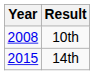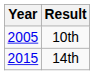(23, 37) 2008 -> (23, 37) 2005
